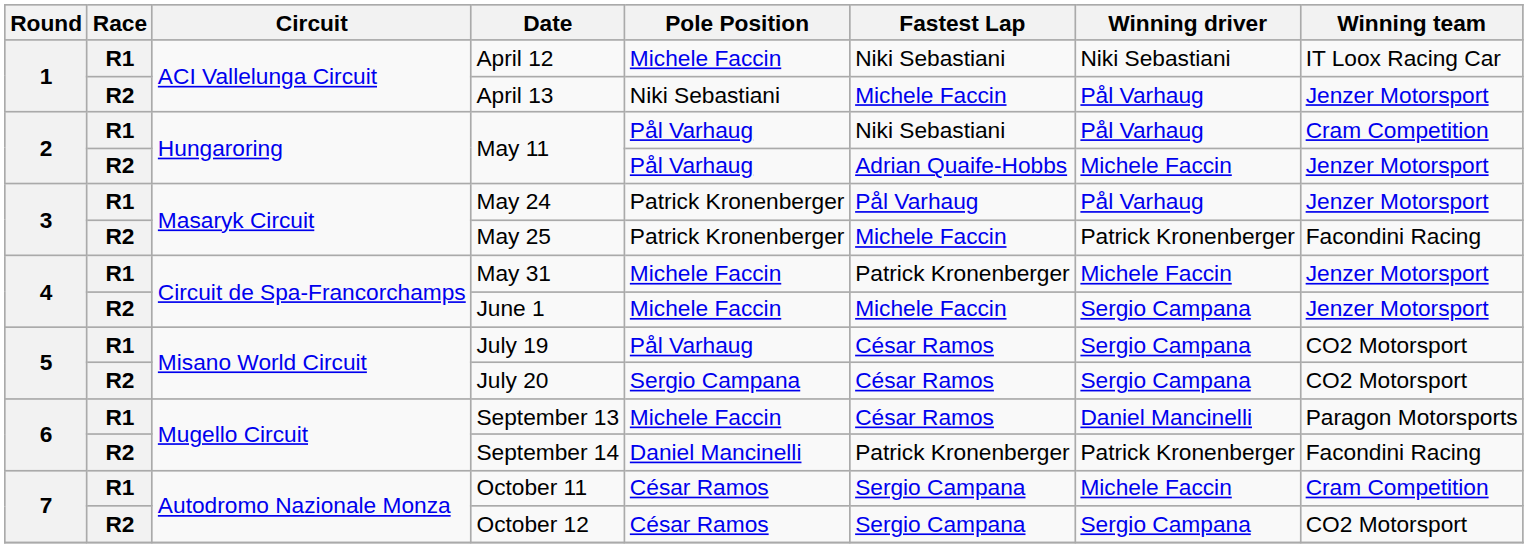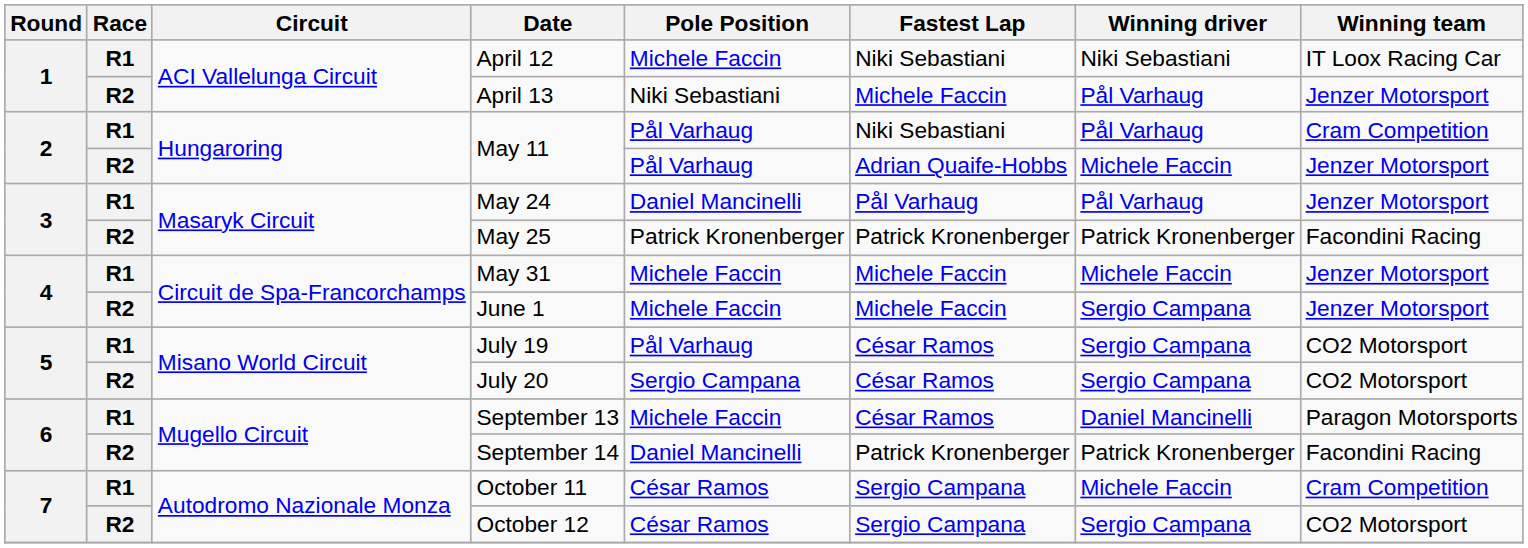(737, 201) Patrick Kronenberger -> (716, 201) Daniel Mancinelli
(931, 237) Michele Faccin -> (962, 237) Patrick Kronenberger
(962, 273) Patrick Kronenberger -> (931, 273) Michele Faccin
